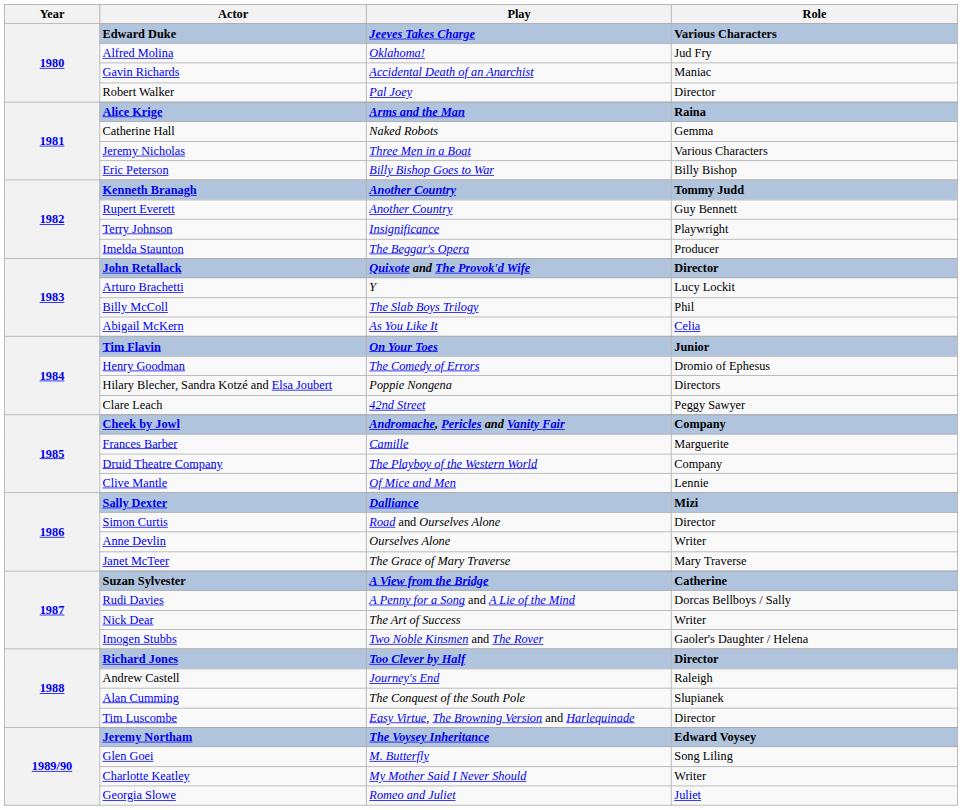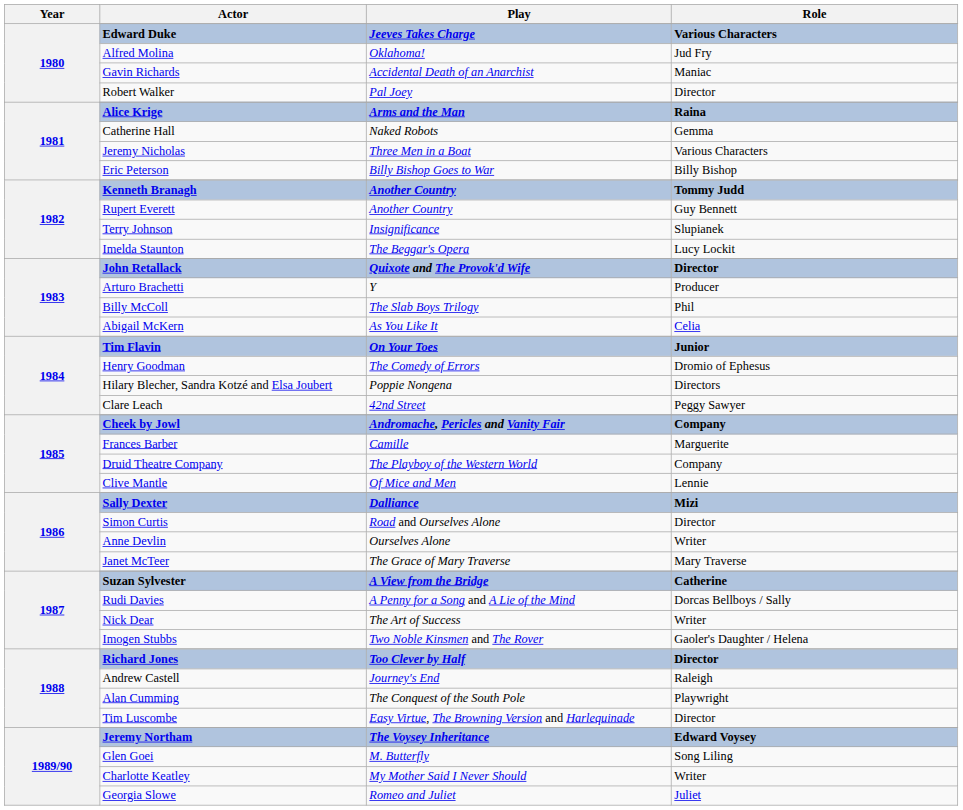(701, 229) Playwright -> (699, 229) Slupianek
(697, 248) Producer -> (705, 248) Lucy Lockit
(705, 287) Lucy Lockit -> (697, 287) Producer
(699, 698) Slupianek -> (701, 698) Playwright
